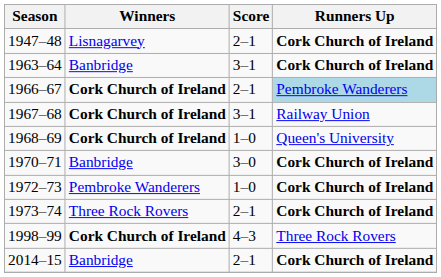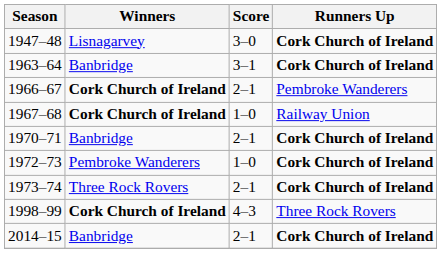(244, 41) 2–1 -> (244, 41) 3–0
(342, 89) lightblue background -> (342, 89) no background
(244, 114) 3–1 -> (244, 114) 1–0
- row: (35, 138)
(244, 162) 3–0 -> (244, 138) 2–1
